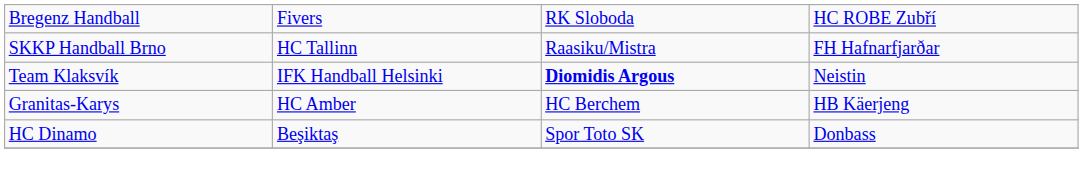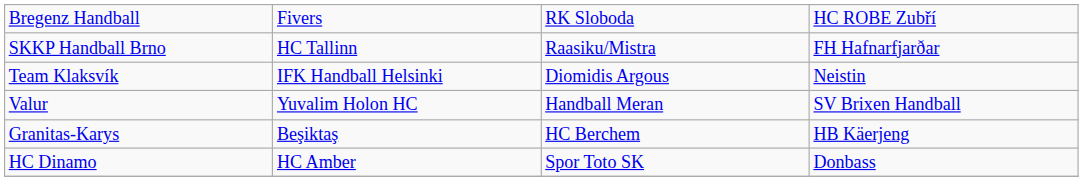(610, 76) bold -> (607, 76) normal
+ row: (28, 104)
(316, 104) HC Amber -> (308, 133) Beşiktaş
(308, 133) Beşiktaş -> (316, 162) HC Amber
